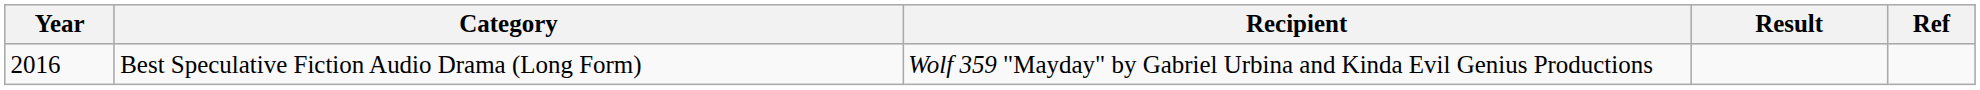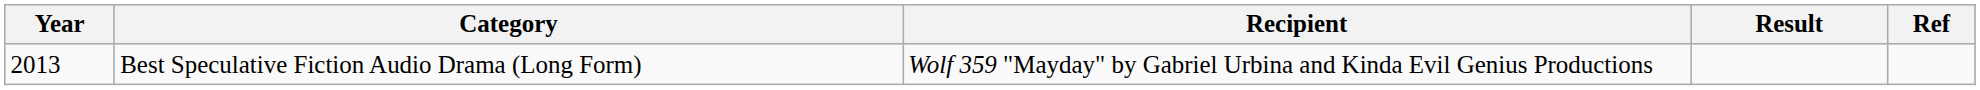(35, 63) 2016 -> (35, 63) 2013
